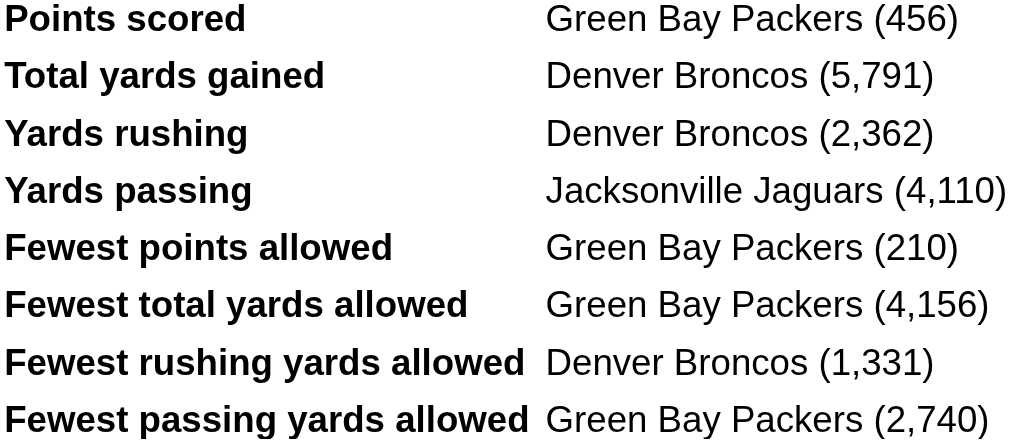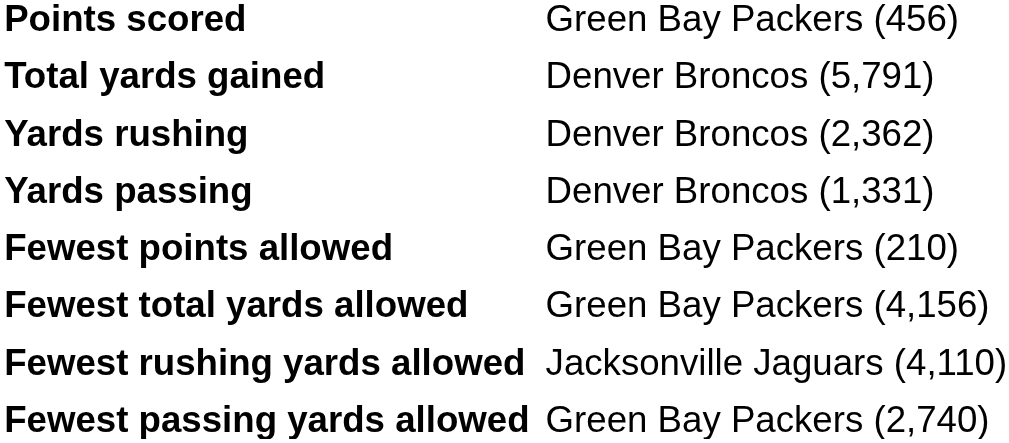(776, 190) Jacksonville Jaguars (4,110) -> (740, 190) Denver Broncos (1,331)
(740, 362) Denver Broncos (1,331) -> (776, 362) Jacksonville Jaguars (4,110)
